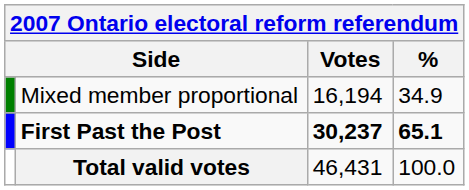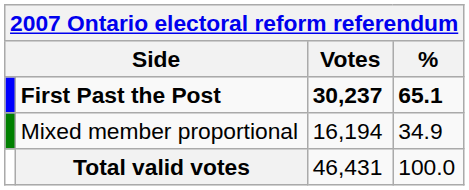rows swapped: (121, 131) <-> (159, 95)
